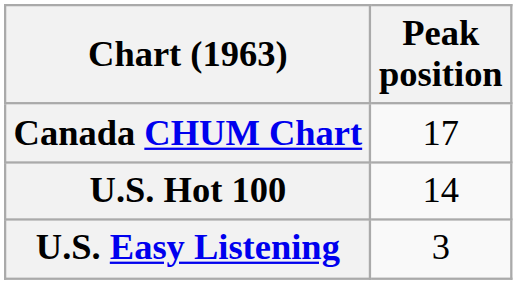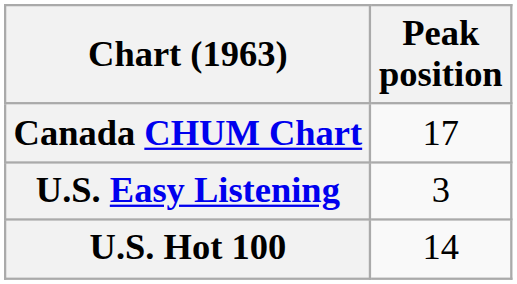rows swapped: (188, 190) <-> (188, 248)
